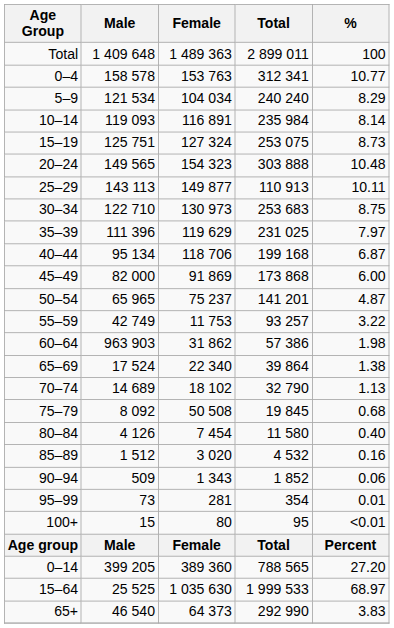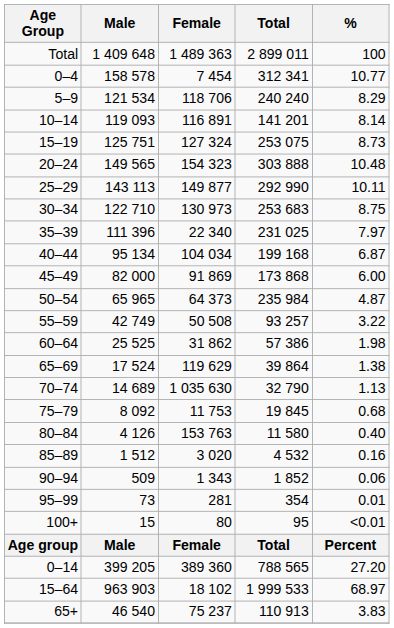(206, 76) 153 763 -> (214, 76) 7 454
(206, 98) 104 034 -> (207, 98) 118 706
(283, 120) 235 984 -> (283, 120) 141 201
(284, 187) 110 913 -> (283, 187) 292 990
(207, 232) 119 629 -> (210, 232) 22 340
(207, 254) 118 706 -> (206, 254) 104 034
(210, 299) 75 237 -> (210, 299) 64 373
(283, 299) 141 201 -> (283, 299) 235 984
(211, 321) 11 753 -> (210, 321) 50 508
(130, 344) 963 903 -> (133, 344) 25 525
(210, 366) 22 340 -> (207, 366) 119 629
(210, 388) 18 102 -> (201, 388) 1 035 630
(210, 411) 50 508 -> (211, 411) 11 753
(214, 433) 7 454 -> (206, 433) 153 763
(133, 589) 25 525 -> (130, 589) 963 903
(201, 589) 1 035 630 -> (210, 589) 18 102
(210, 612) 64 373 -> (210, 612) 75 237
(283, 612) 292 990 -> (284, 612) 110 913
